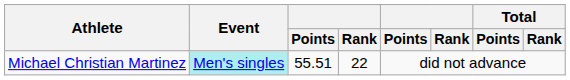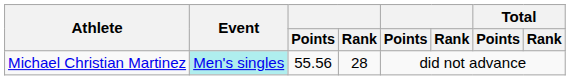(313, 63) 55.51 -> (313, 63) 55.56
(359, 63) 22 -> (359, 63) 28
